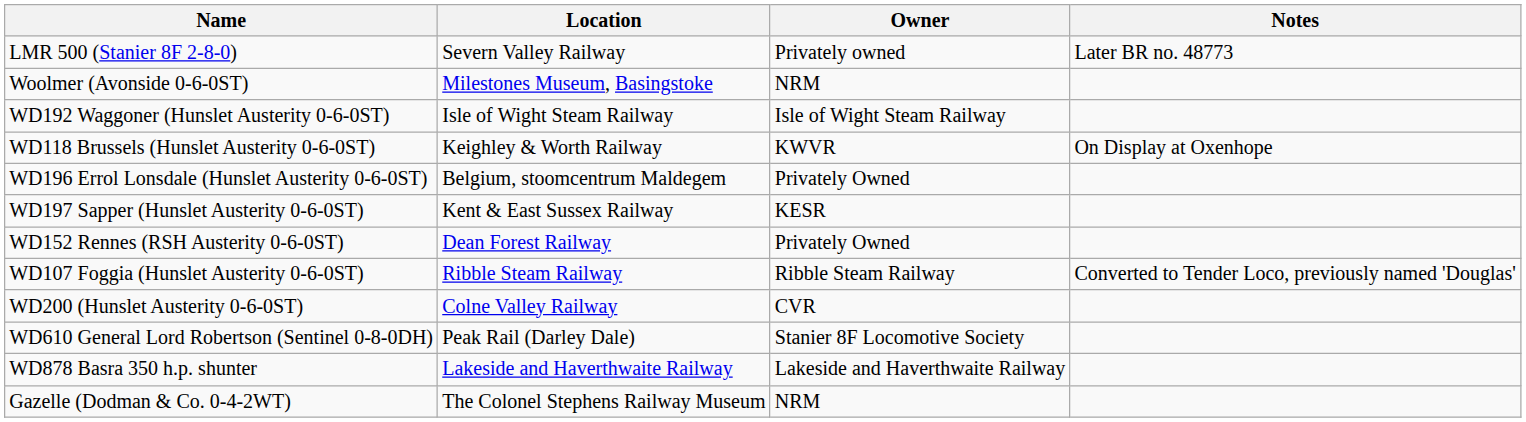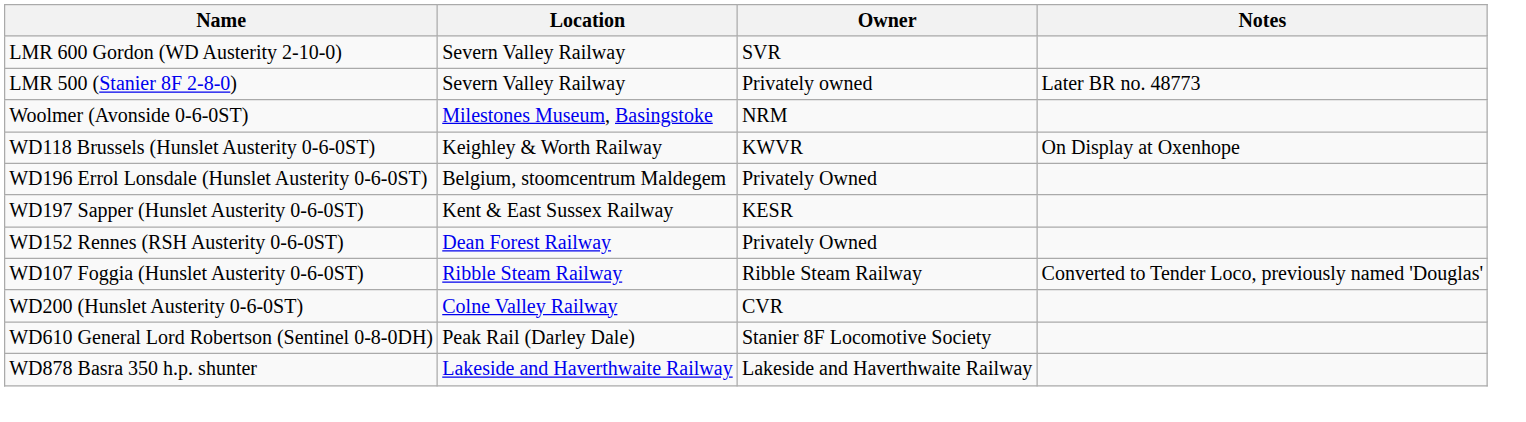+ row: (176, 52)
- row: (199, 115)
- row: (150, 400)
